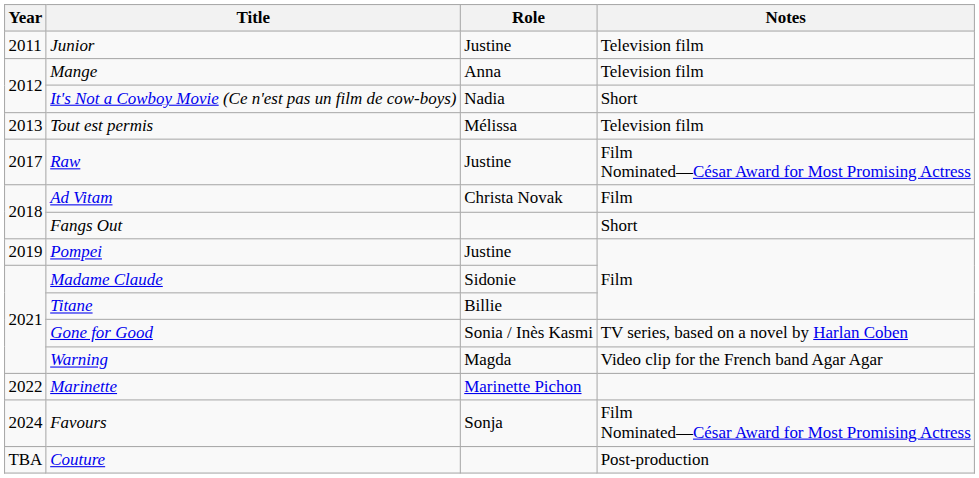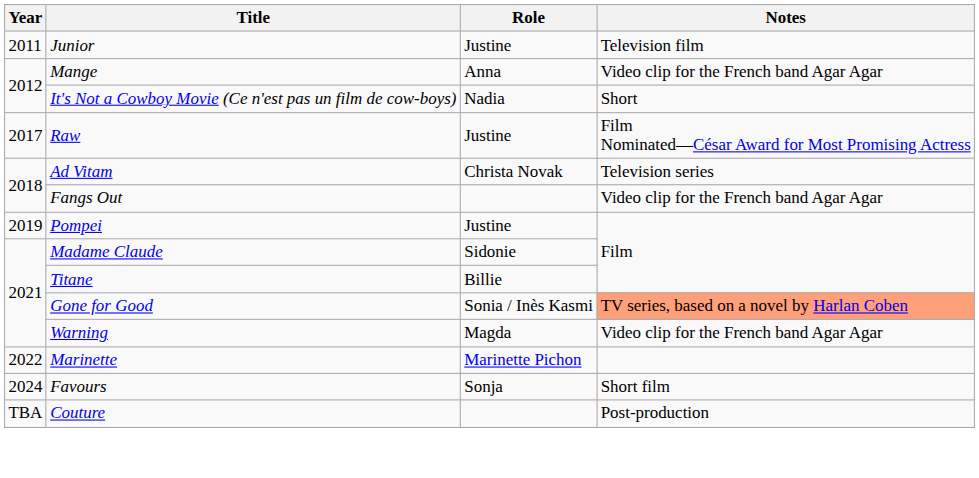(652, 71) Television film -> (742, 71) Video clip for the French band Agar Agar
- row: (102, 125)
(617, 198) Film -> (657, 171) Television series
(619, 225) Short -> (742, 198) Video clip for the French band Agar Agar
(754, 332) no background -> (754, 306) lightsalmon background
(786, 423) Film Nominated—César Award for Most Promising Actress -> (635, 386) Short film
